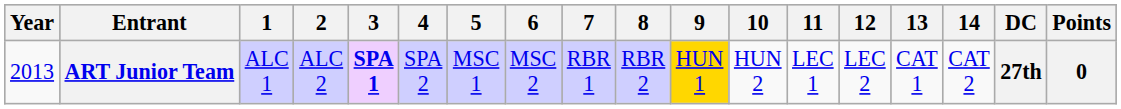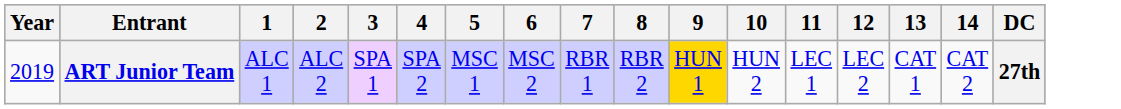- column: (1082, 22)
(32, 71) 2013 -> (32, 71) 2019
(374, 71) bold -> (373, 71) normal
